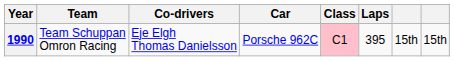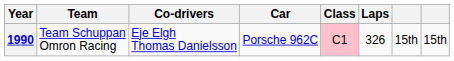(375, 40) 395 -> (375, 40) 326
